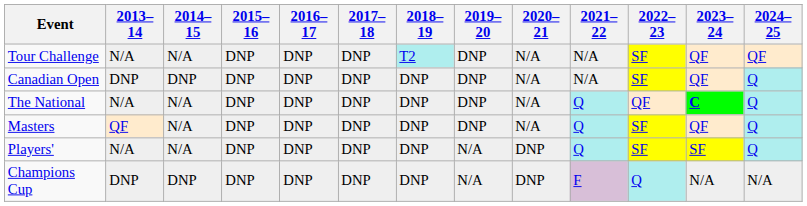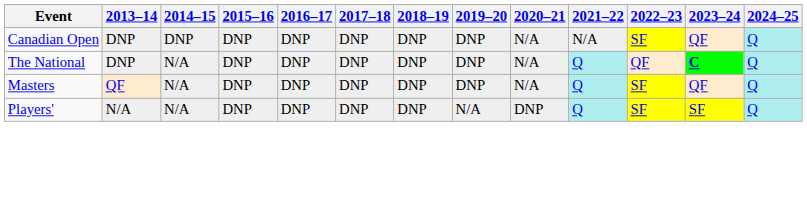- row: (53, 56)
(122, 102) N/A -> (121, 62) DNP
- row: (41, 181)
